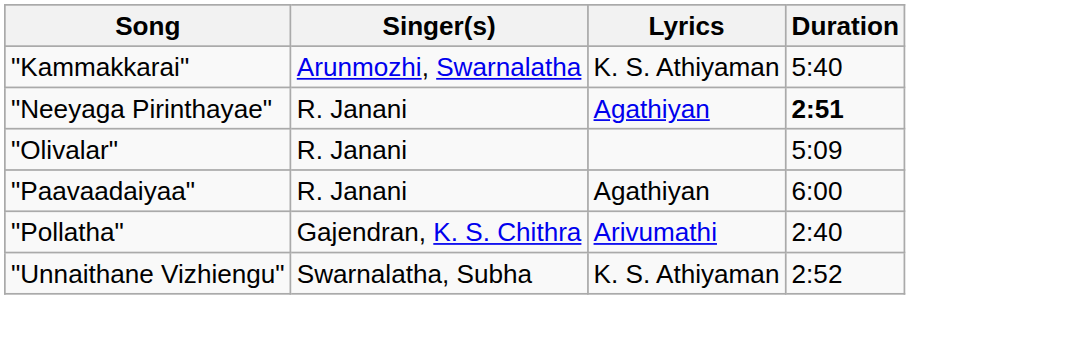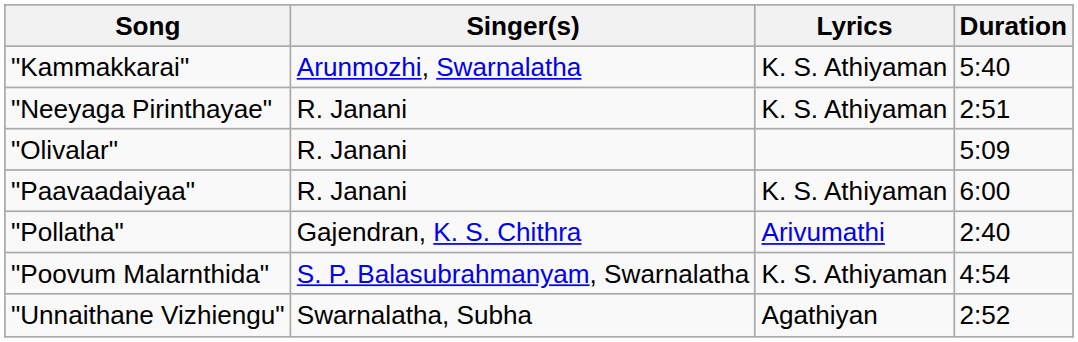(652, 109) Agathiyan -> (854, 109) K. S. Athiyaman
(818, 109) bold -> (985, 109) normal
(652, 191) Agathiyan -> (854, 191) K. S. Athiyaman
+ row: (140, 274)
(686, 274) K. S. Athiyaman -> (820, 315) Agathiyan
